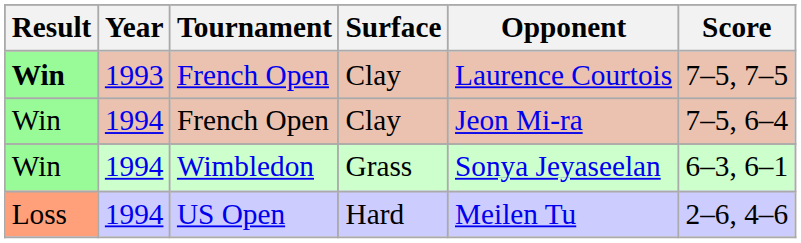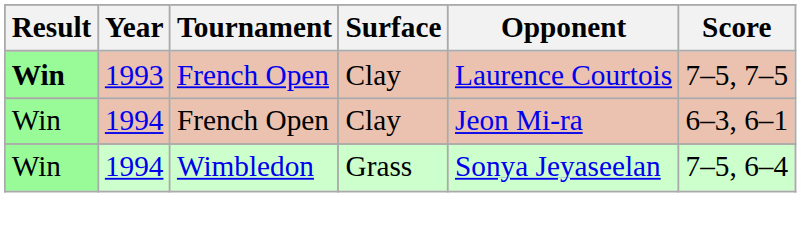(737, 120) 7–5, 6–4 -> (737, 120) 6–3, 6–1
(737, 167) 6–3, 6–1 -> (737, 167) 7–5, 6–4
- row: (134, 213)
